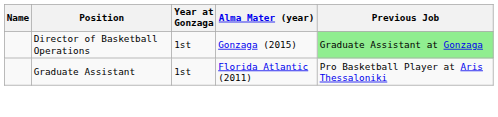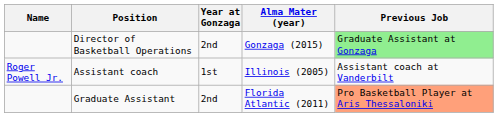(183, 44) 1st -> (209, 44) 2nd
+ row: (116, 71)
(183, 71) 1st -> (209, 98) 2nd
(401, 71) no background -> (405, 98) lightsalmon background
